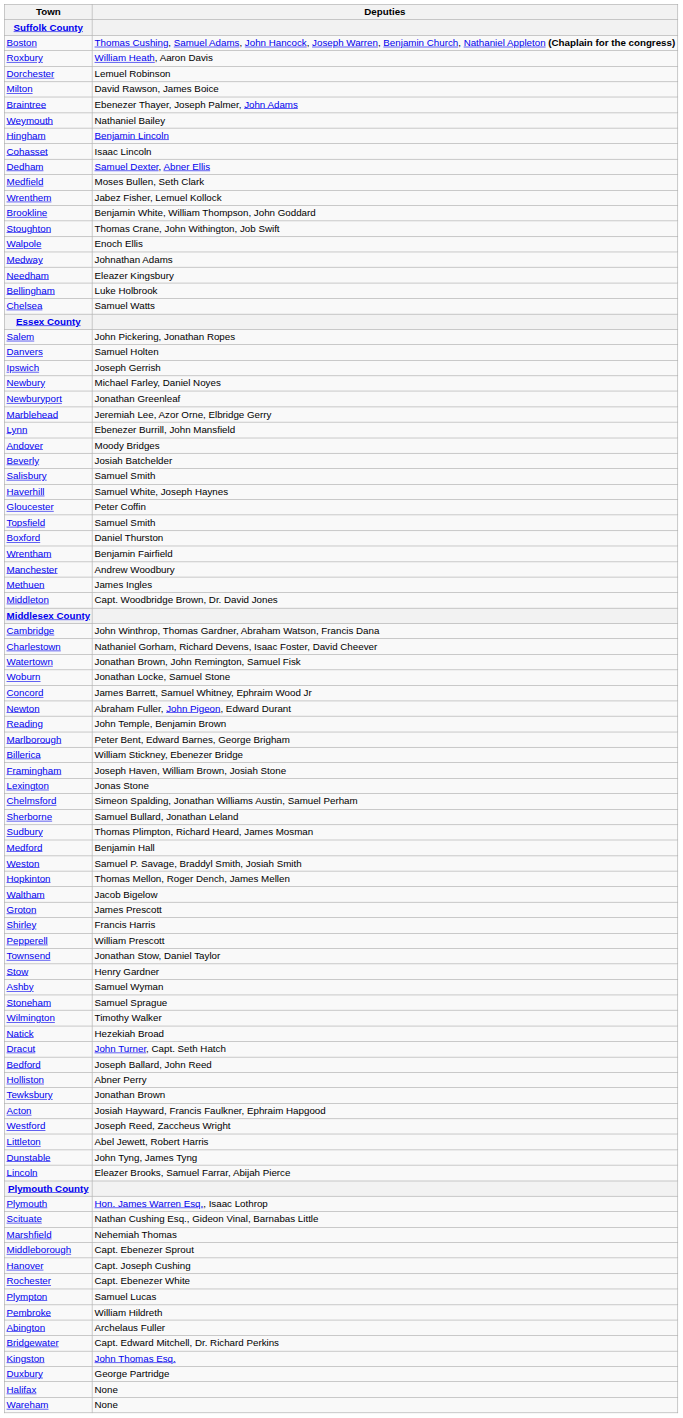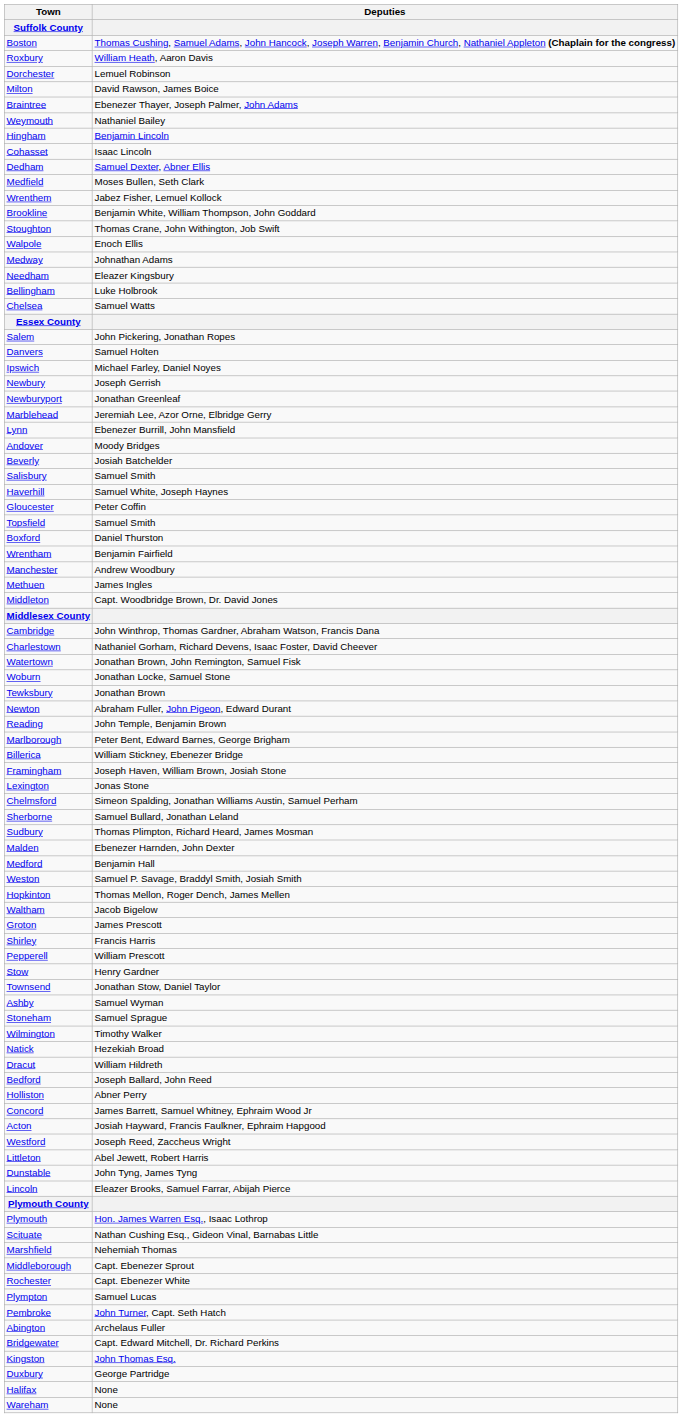(128, 368) Joseph Gerrish -> (158, 368) Michael Farley, Daniel Noyes
(158, 383) Michael Farley, Daniel Noyes -> (128, 383) Joseph Gerrish
rows swapped: (25, 693) <-> (30, 1095)
+ row: (23, 848)
rows swapped: (17, 971) <-> (29, 956)
(160, 1049) John Turner, Capt. Seth Hatch -> (128, 1064) William Hildreth
- row: (25, 1266)
(128, 1312) William Hildreth -> (160, 1312) John Turner, Capt. Seth Hatch
